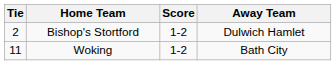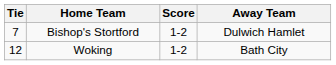(15, 32) 2 -> (15, 32) 7
(15, 50) 11 -> (15, 50) 12
